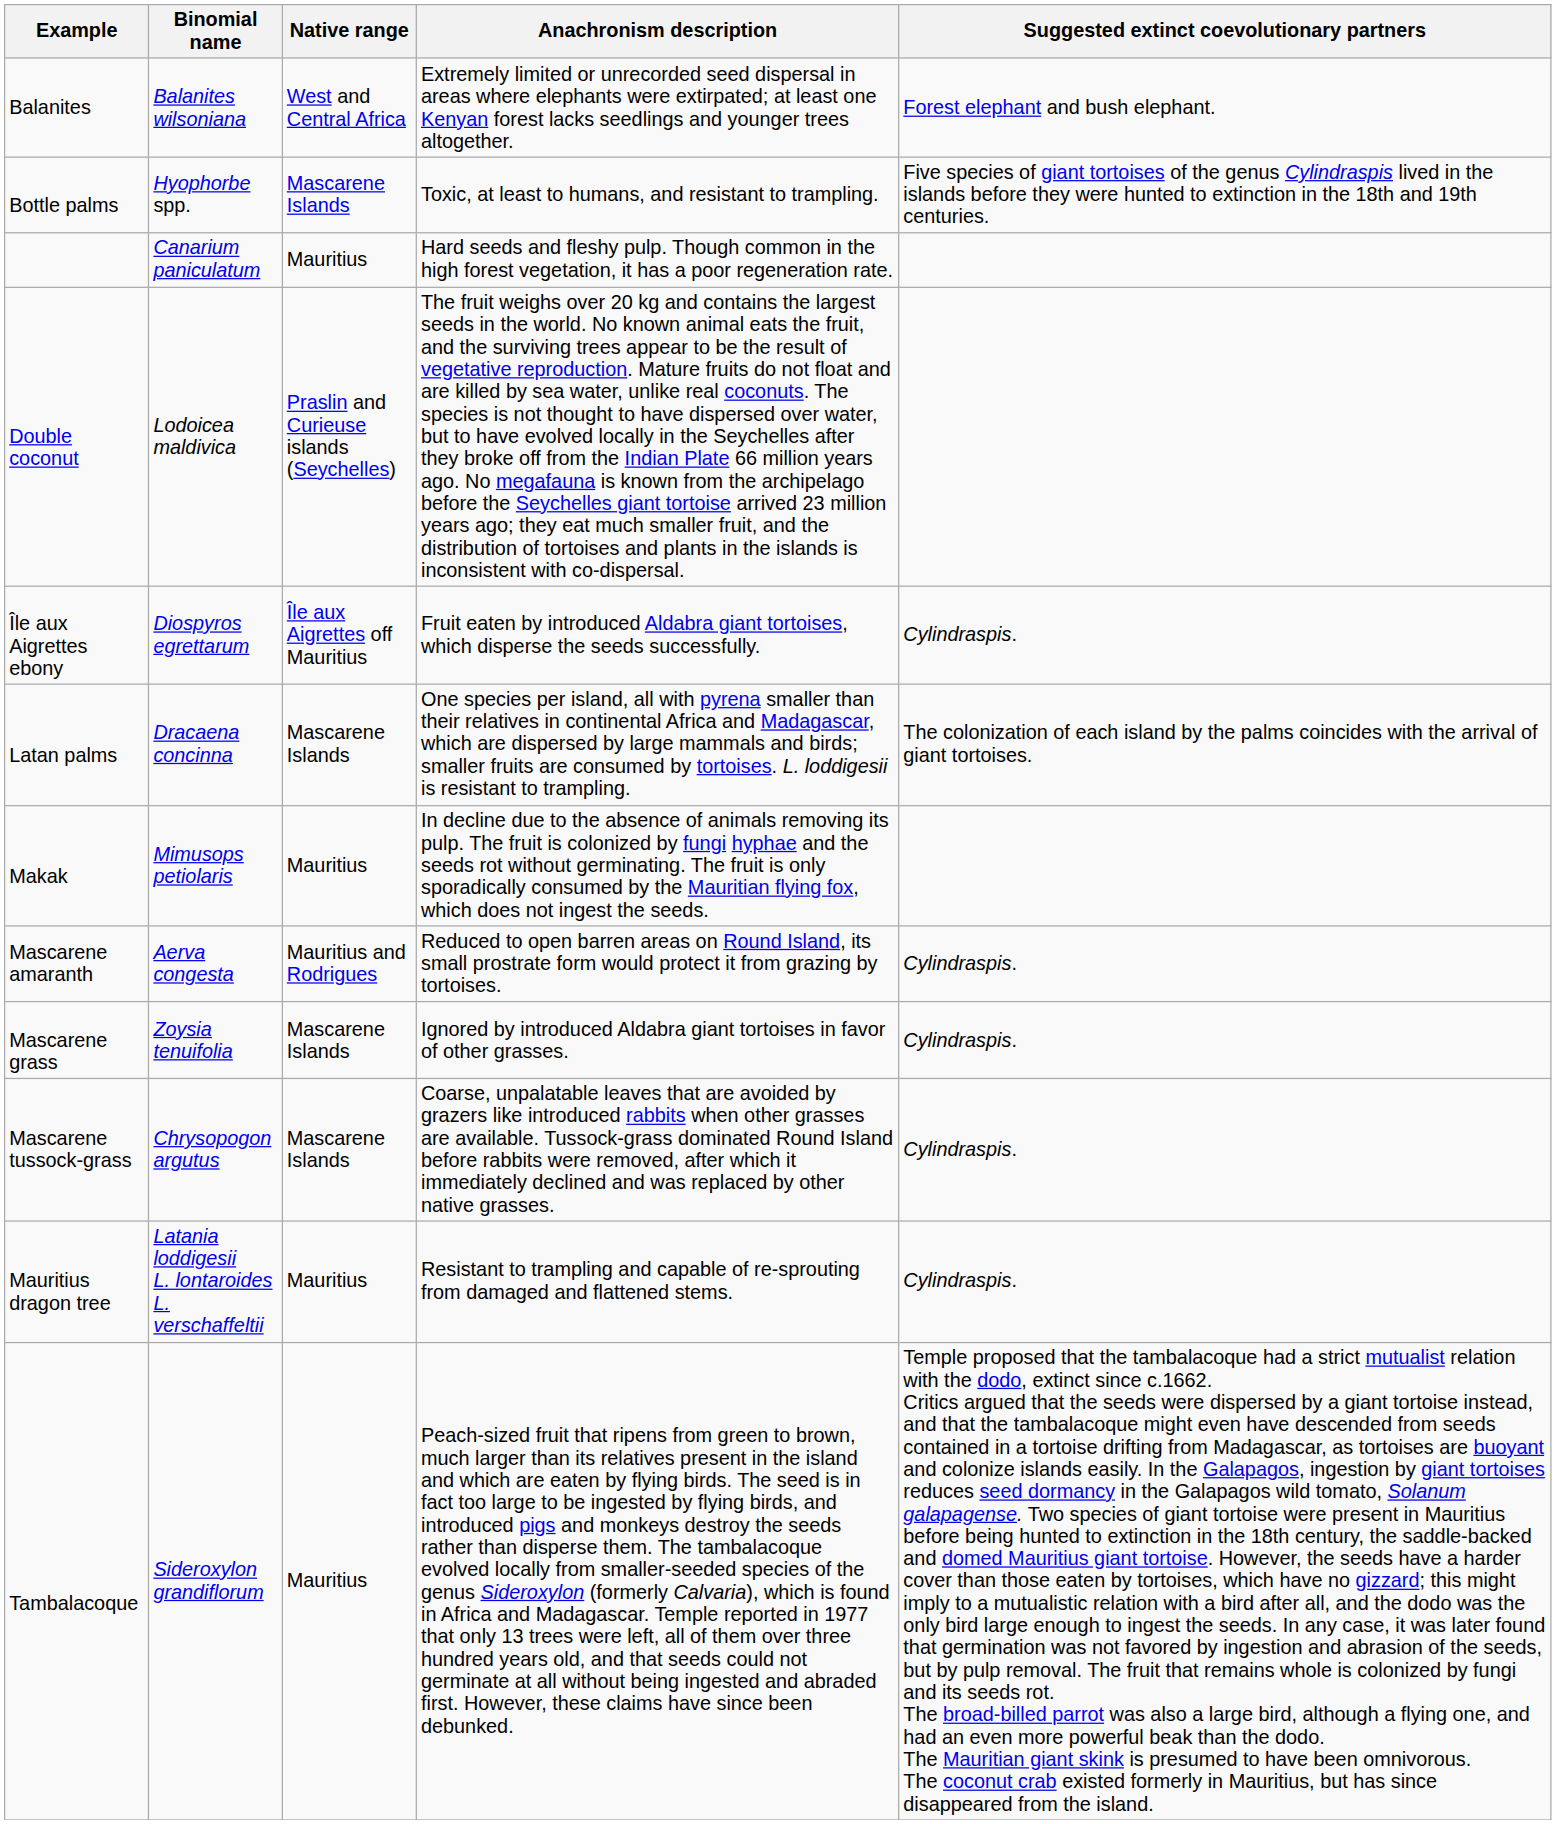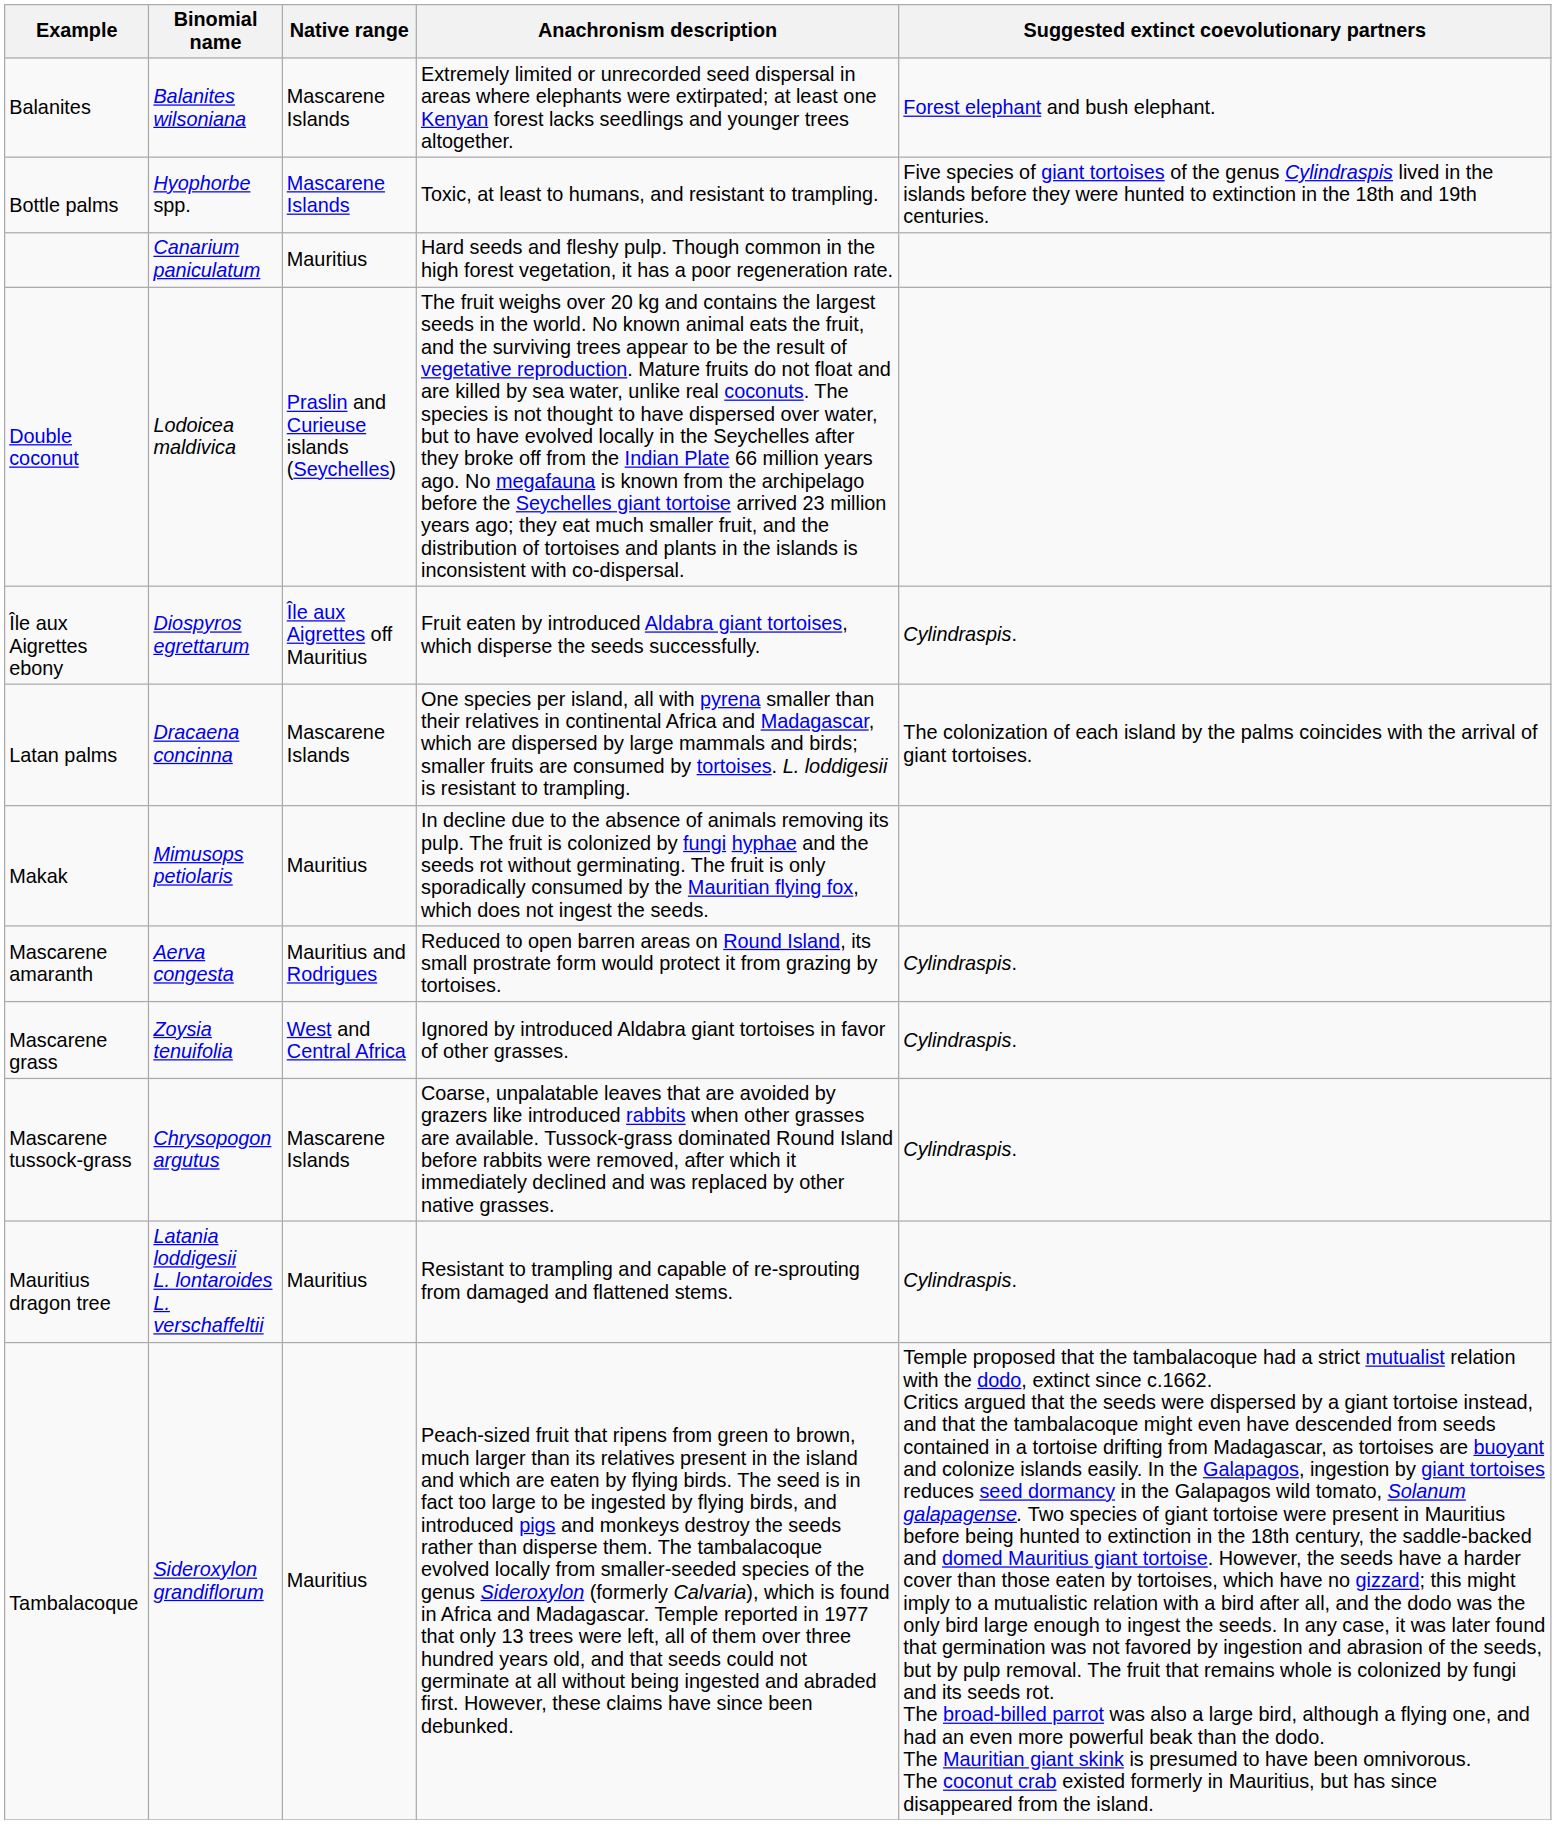(346, 107) West and Central Africa -> (336, 107) Mascarene Islands
(336, 1039) Mascarene Islands -> (346, 1039) West and Central Africa
